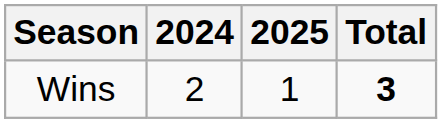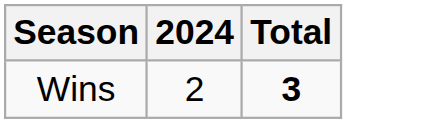- column: (290, 32)
